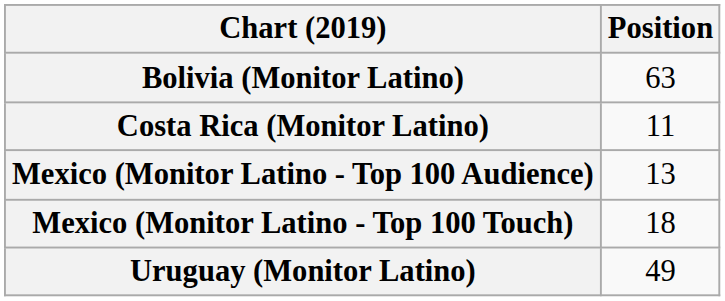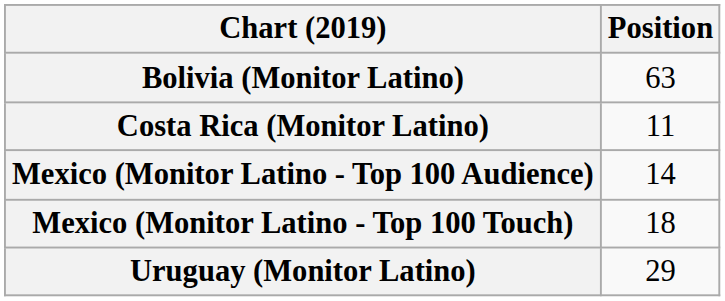(661, 174) 13 -> (661, 174) 14
(661, 271) 49 -> (661, 271) 29
